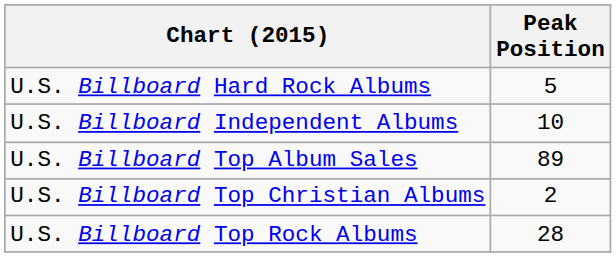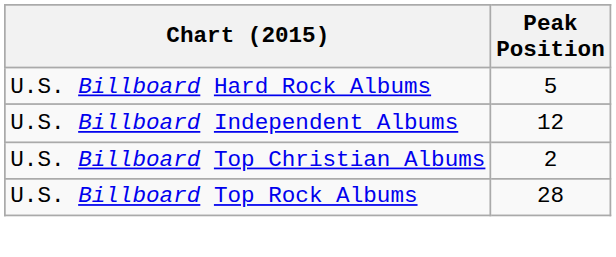(550, 123) 10 -> (550, 123) 12
- row: (214, 160)
